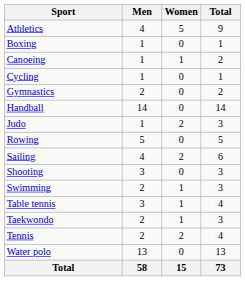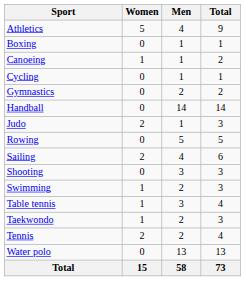columns swapped: (142, 12) <-> (181, 12)
